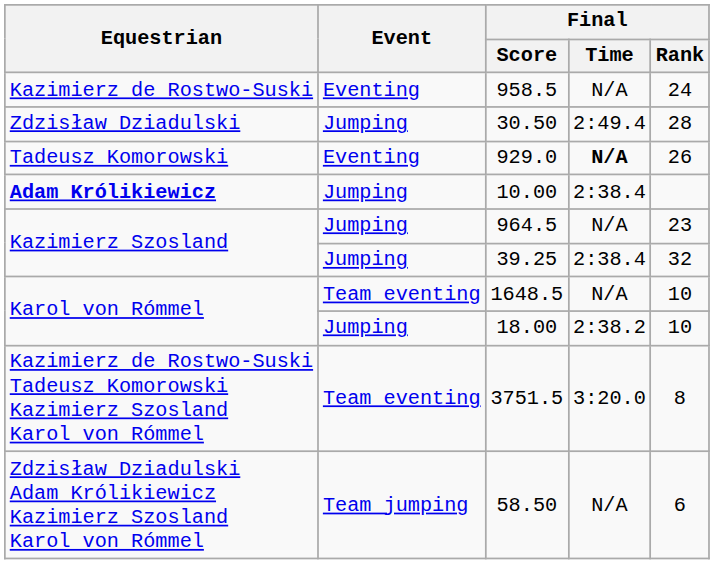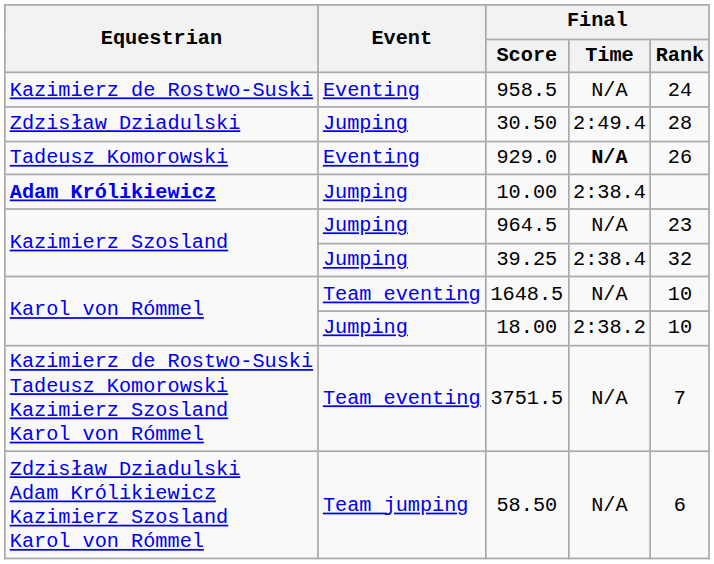(609, 398) 3:20.0 -> (609, 398) N/A
(680, 398) 8 -> (680, 398) 7
